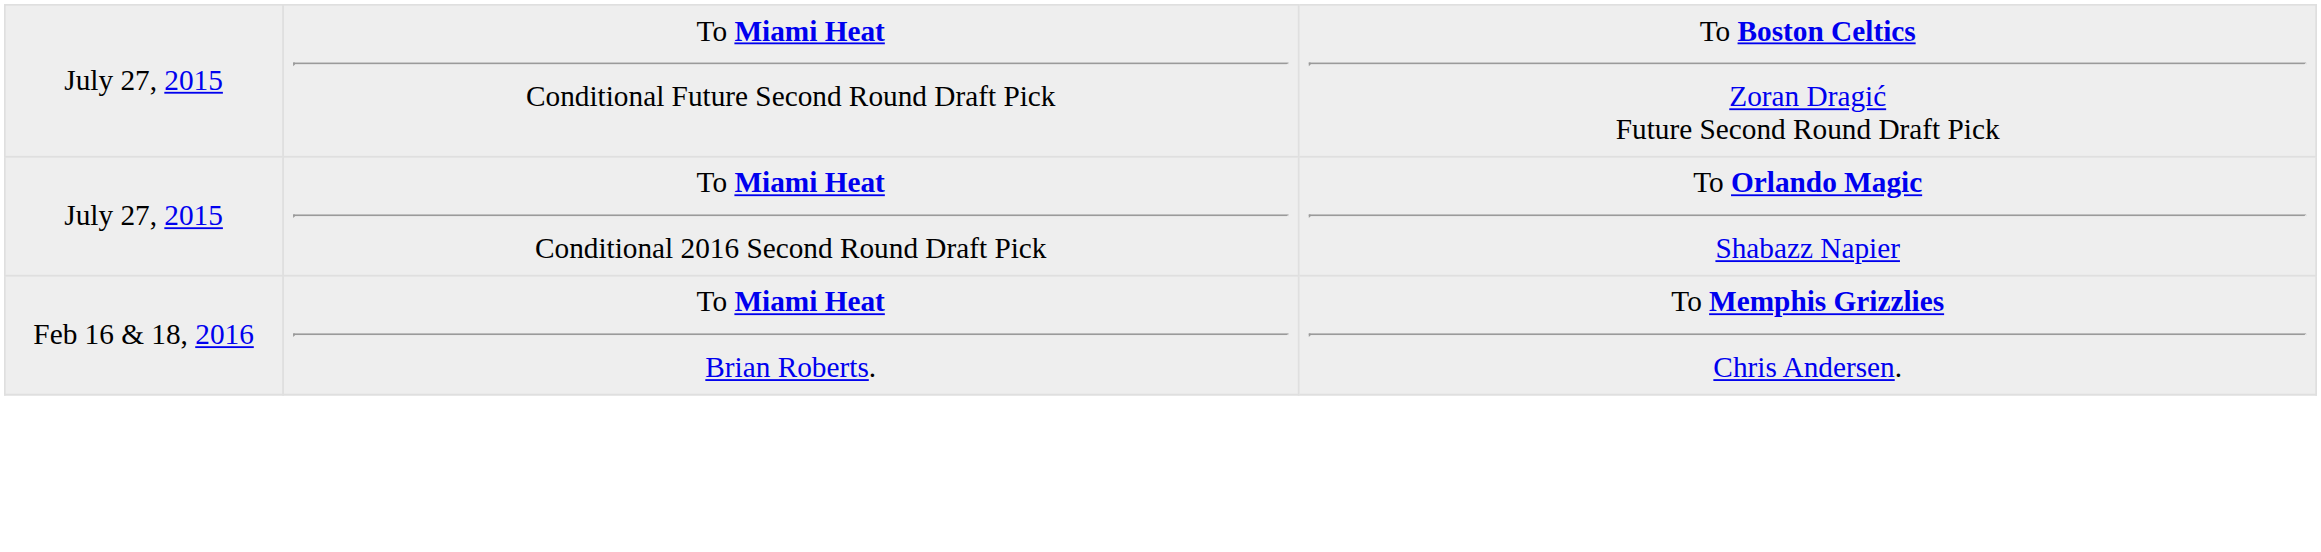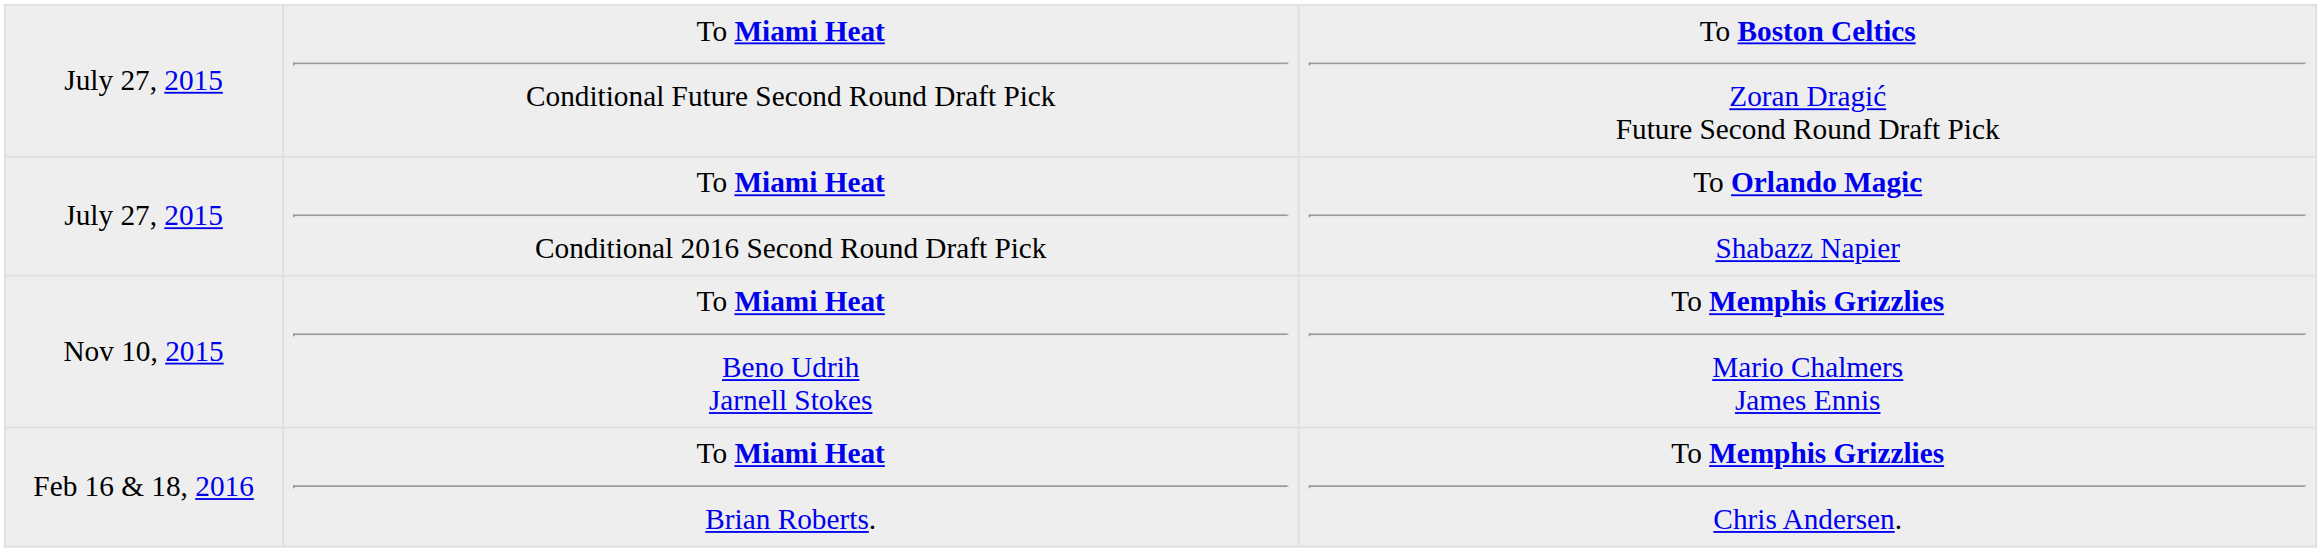+ row: (144, 351)
